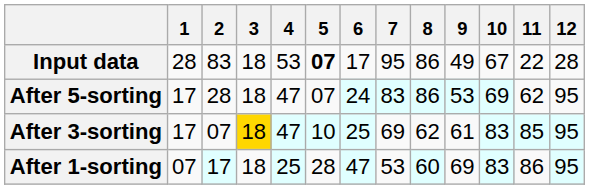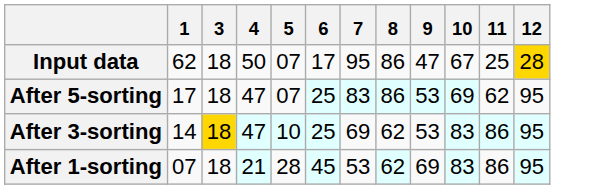- column: (219, 29)
(184, 61) 28 -> (184, 61) 62
(289, 61) 53 -> (254, 61) 50
(323, 61) bold -> (289, 61) normal
(462, 61) 49 -> (428, 61) 47
(532, 61) 22 -> (497, 61) 25
(566, 61) no background -> (532, 61) gold background
(358, 96) 24 -> (323, 96) 25
(184, 131) 17 -> (184, 131) 14
(462, 131) 61 -> (428, 131) 53
(532, 131) 85 -> (497, 131) 86
(289, 166) 25 -> (254, 166) 21
(358, 166) 47 -> (323, 166) 45
(428, 166) 60 -> (393, 166) 62
